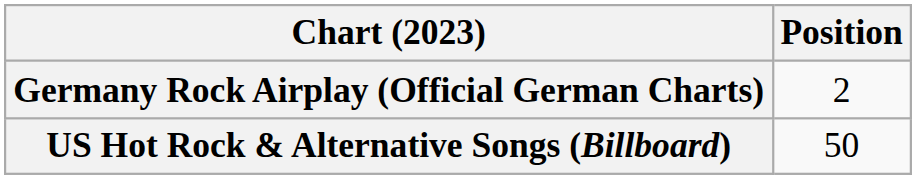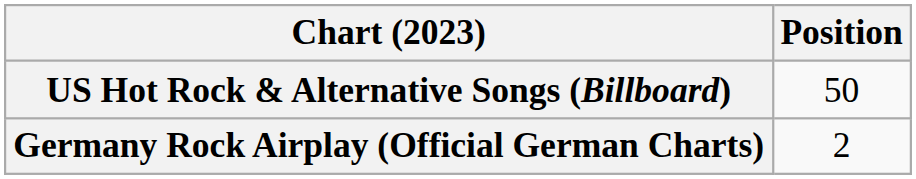rows swapped: (389, 88) <-> (389, 145)
